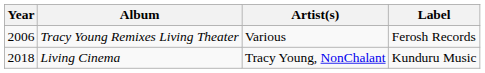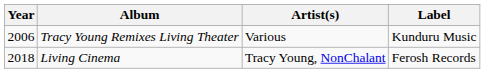(434, 36) Ferosh Records -> (434, 36) Kunduru Music
(434, 57) Kunduru Music -> (434, 57) Ferosh Records
